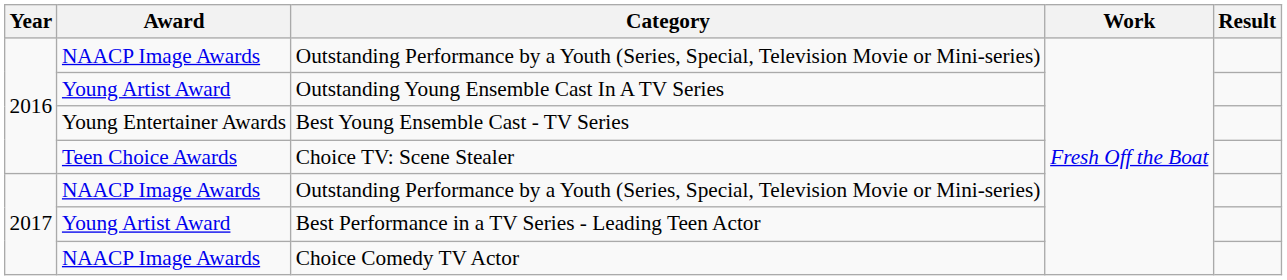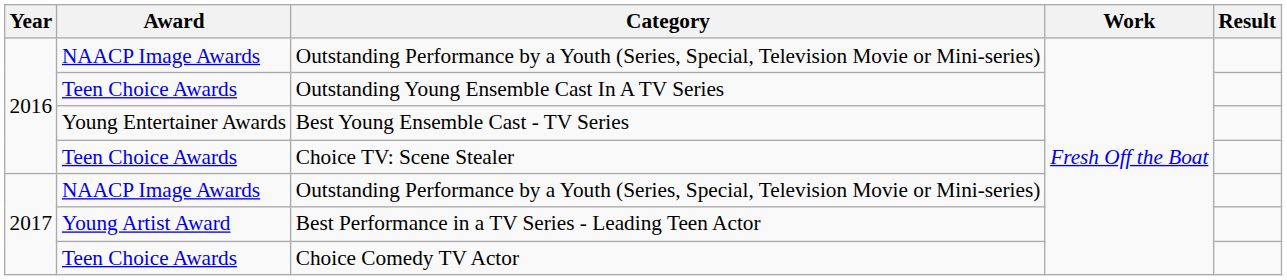(146, 88) Young Artist Award -> (149, 88) Teen Choice Awards
(161, 257) NAACP Image Awards -> (149, 257) Teen Choice Awards
